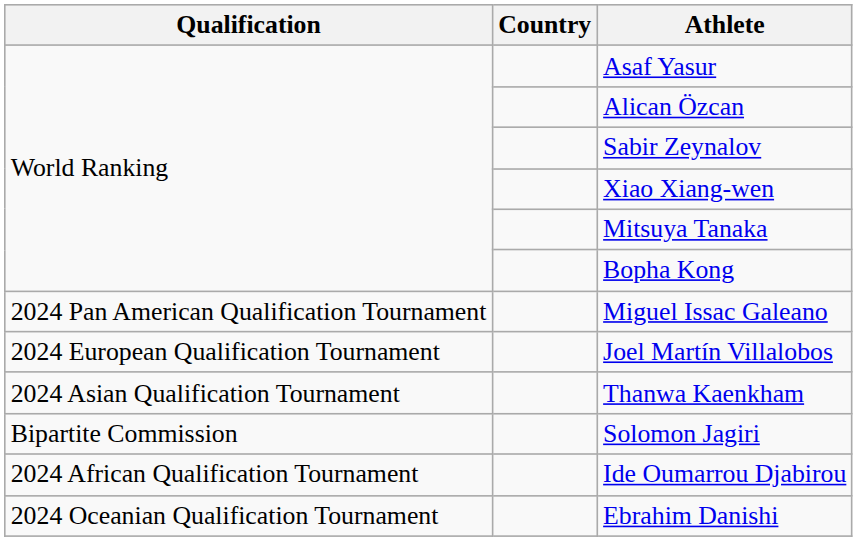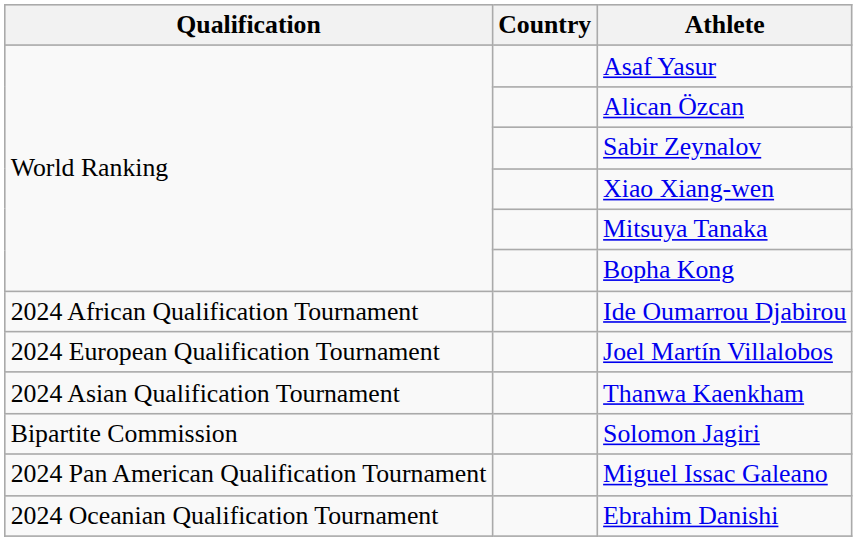rows swapped: (725, 474) <-> (715, 310)
